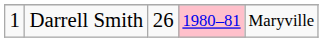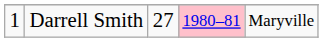(163, 20) 26 -> (163, 20) 27
